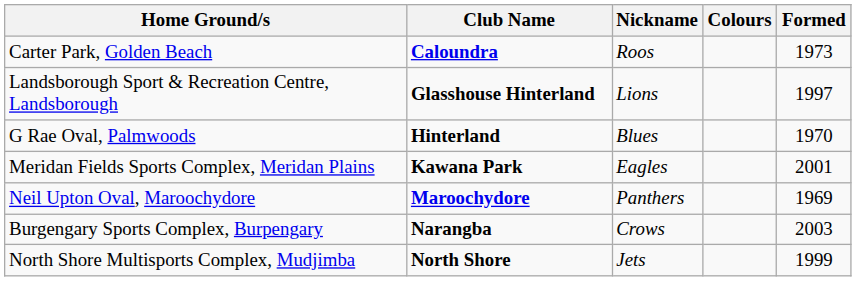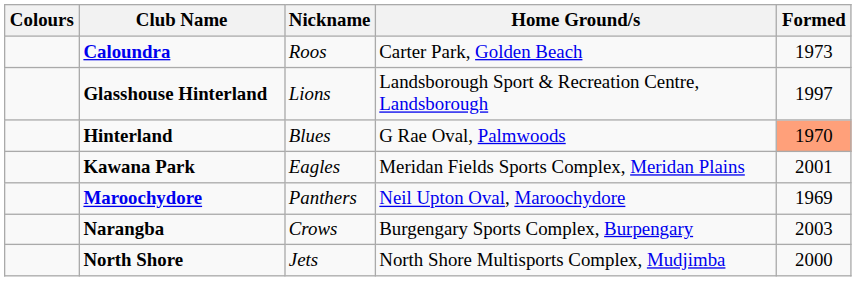columns swapped: (740, 20) <-> (206, 20)
(814, 136) no background -> (814, 136) lightsalmon background
(814, 260) 1999 -> (814, 260) 2000
